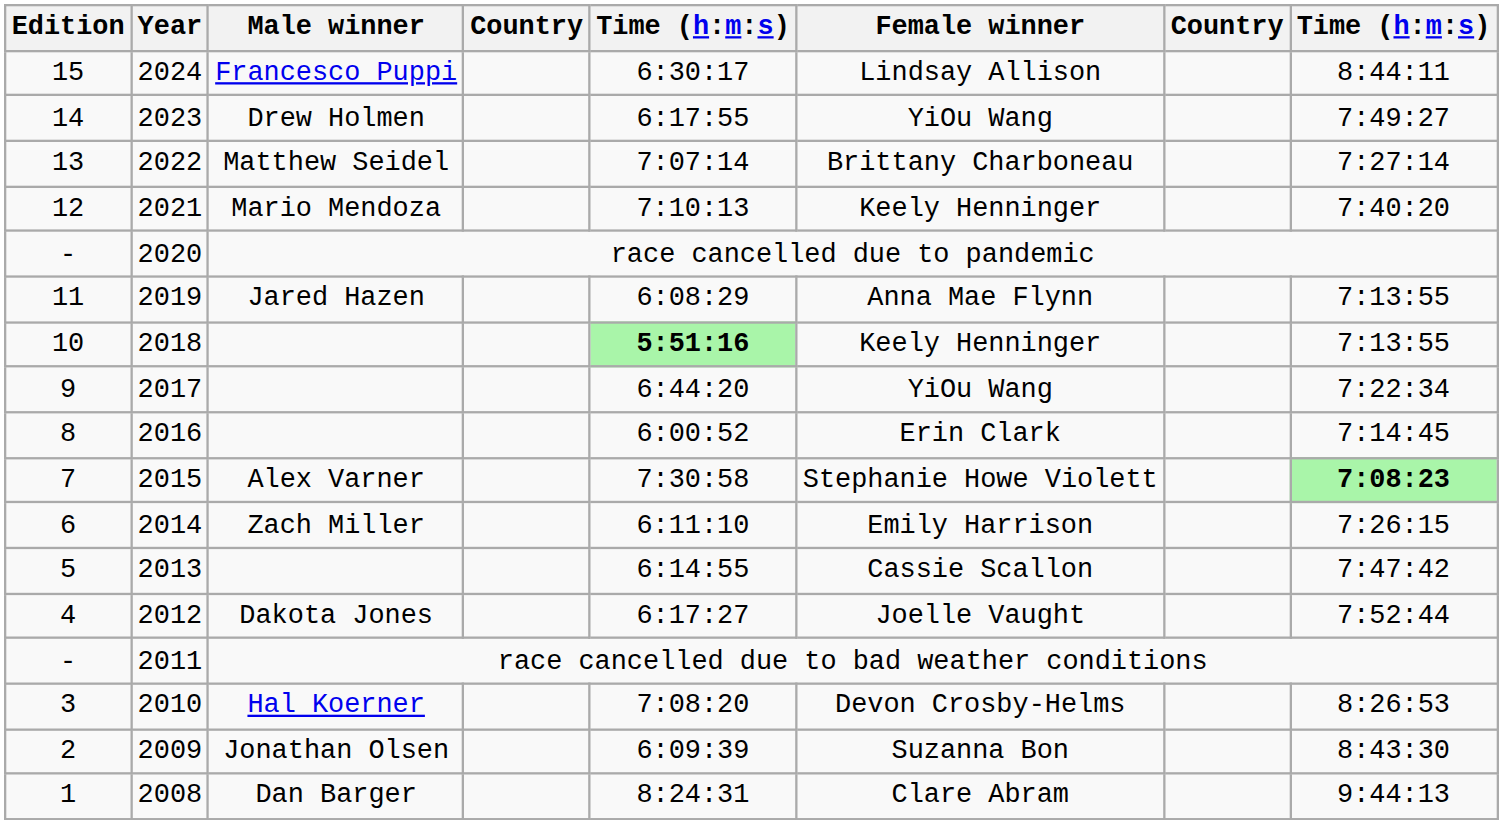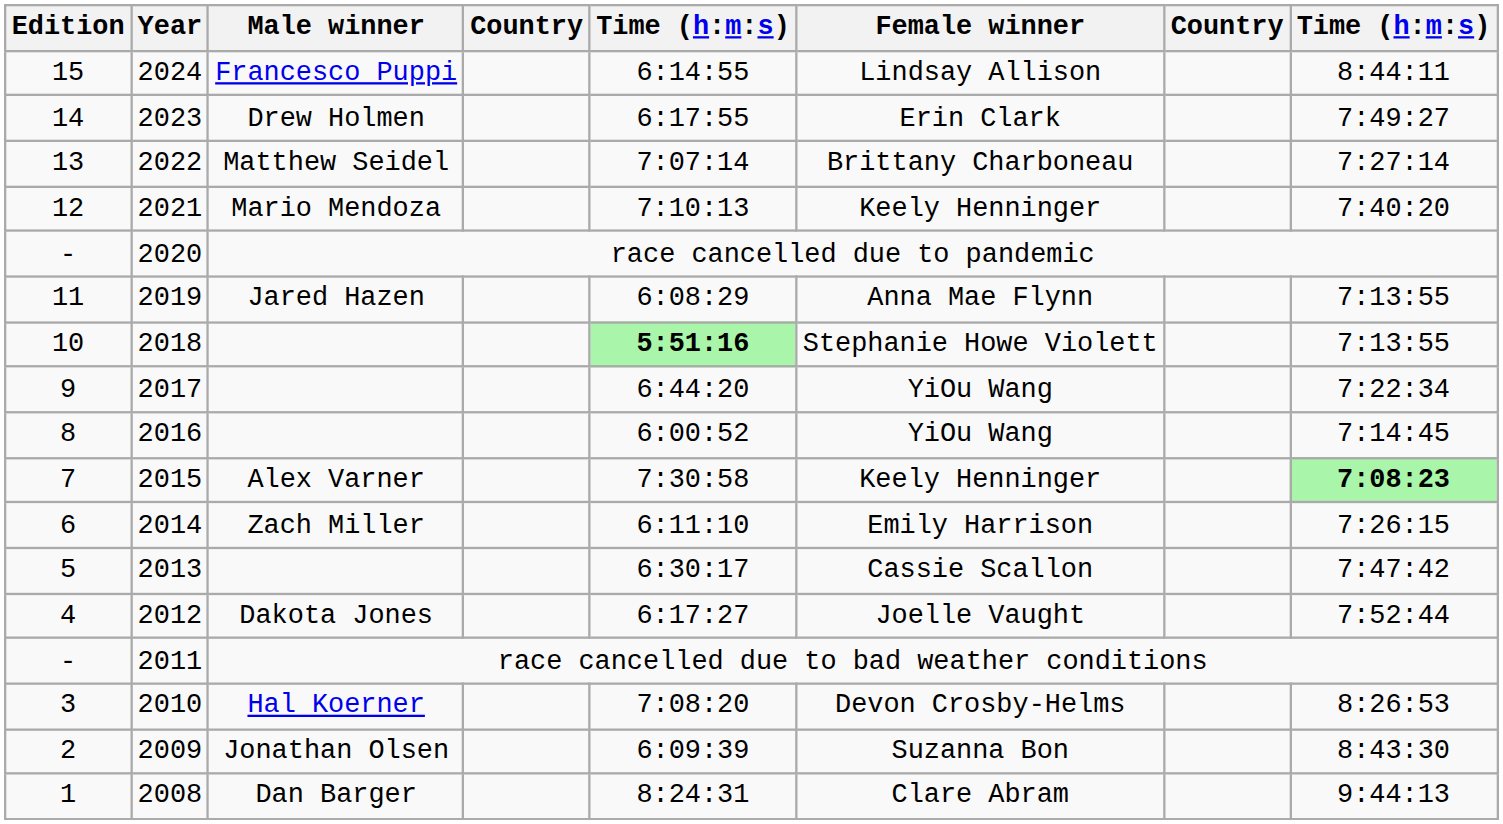(693, 73) 6:30:17 -> (693, 73) 6:14:55
(980, 118) YiOu Wang -> (980, 118) Erin Clark
(980, 344) Keely Henninger -> (980, 344) Stephanie Howe Violett
(980, 434) Erin Clark -> (980, 434) YiOu Wang
(980, 480) Stephanie Howe Violett -> (980, 480) Keely Henninger
(693, 570) 6:14:55 -> (693, 570) 6:30:17
